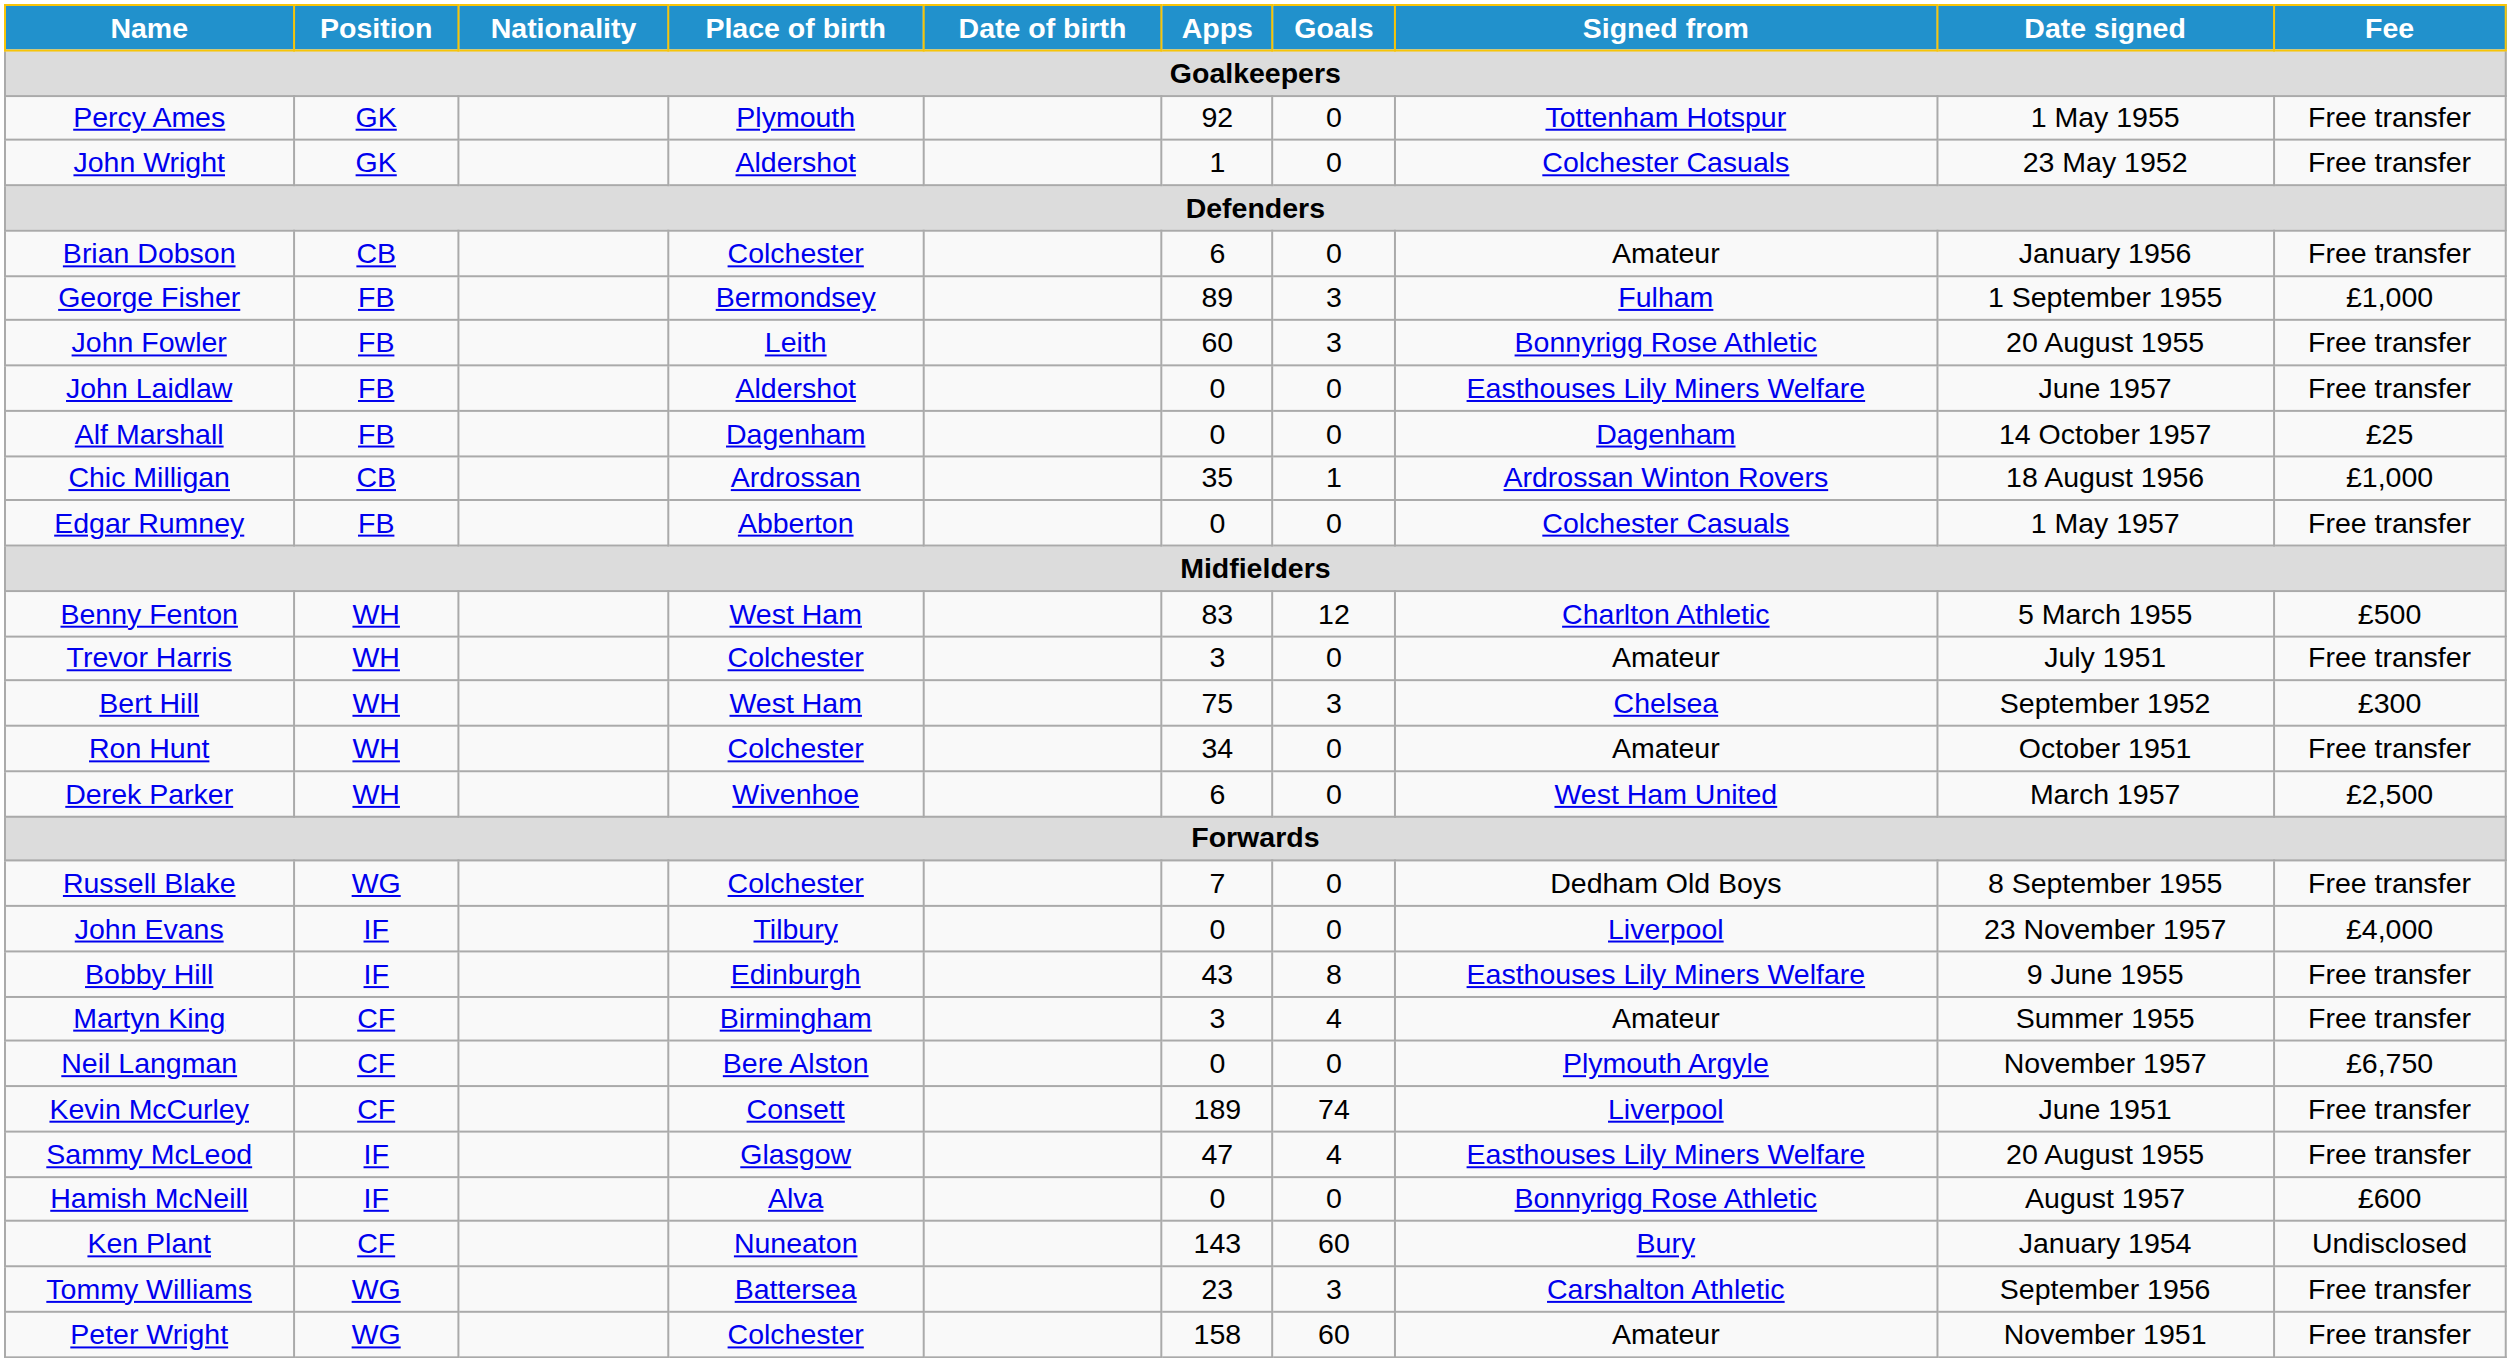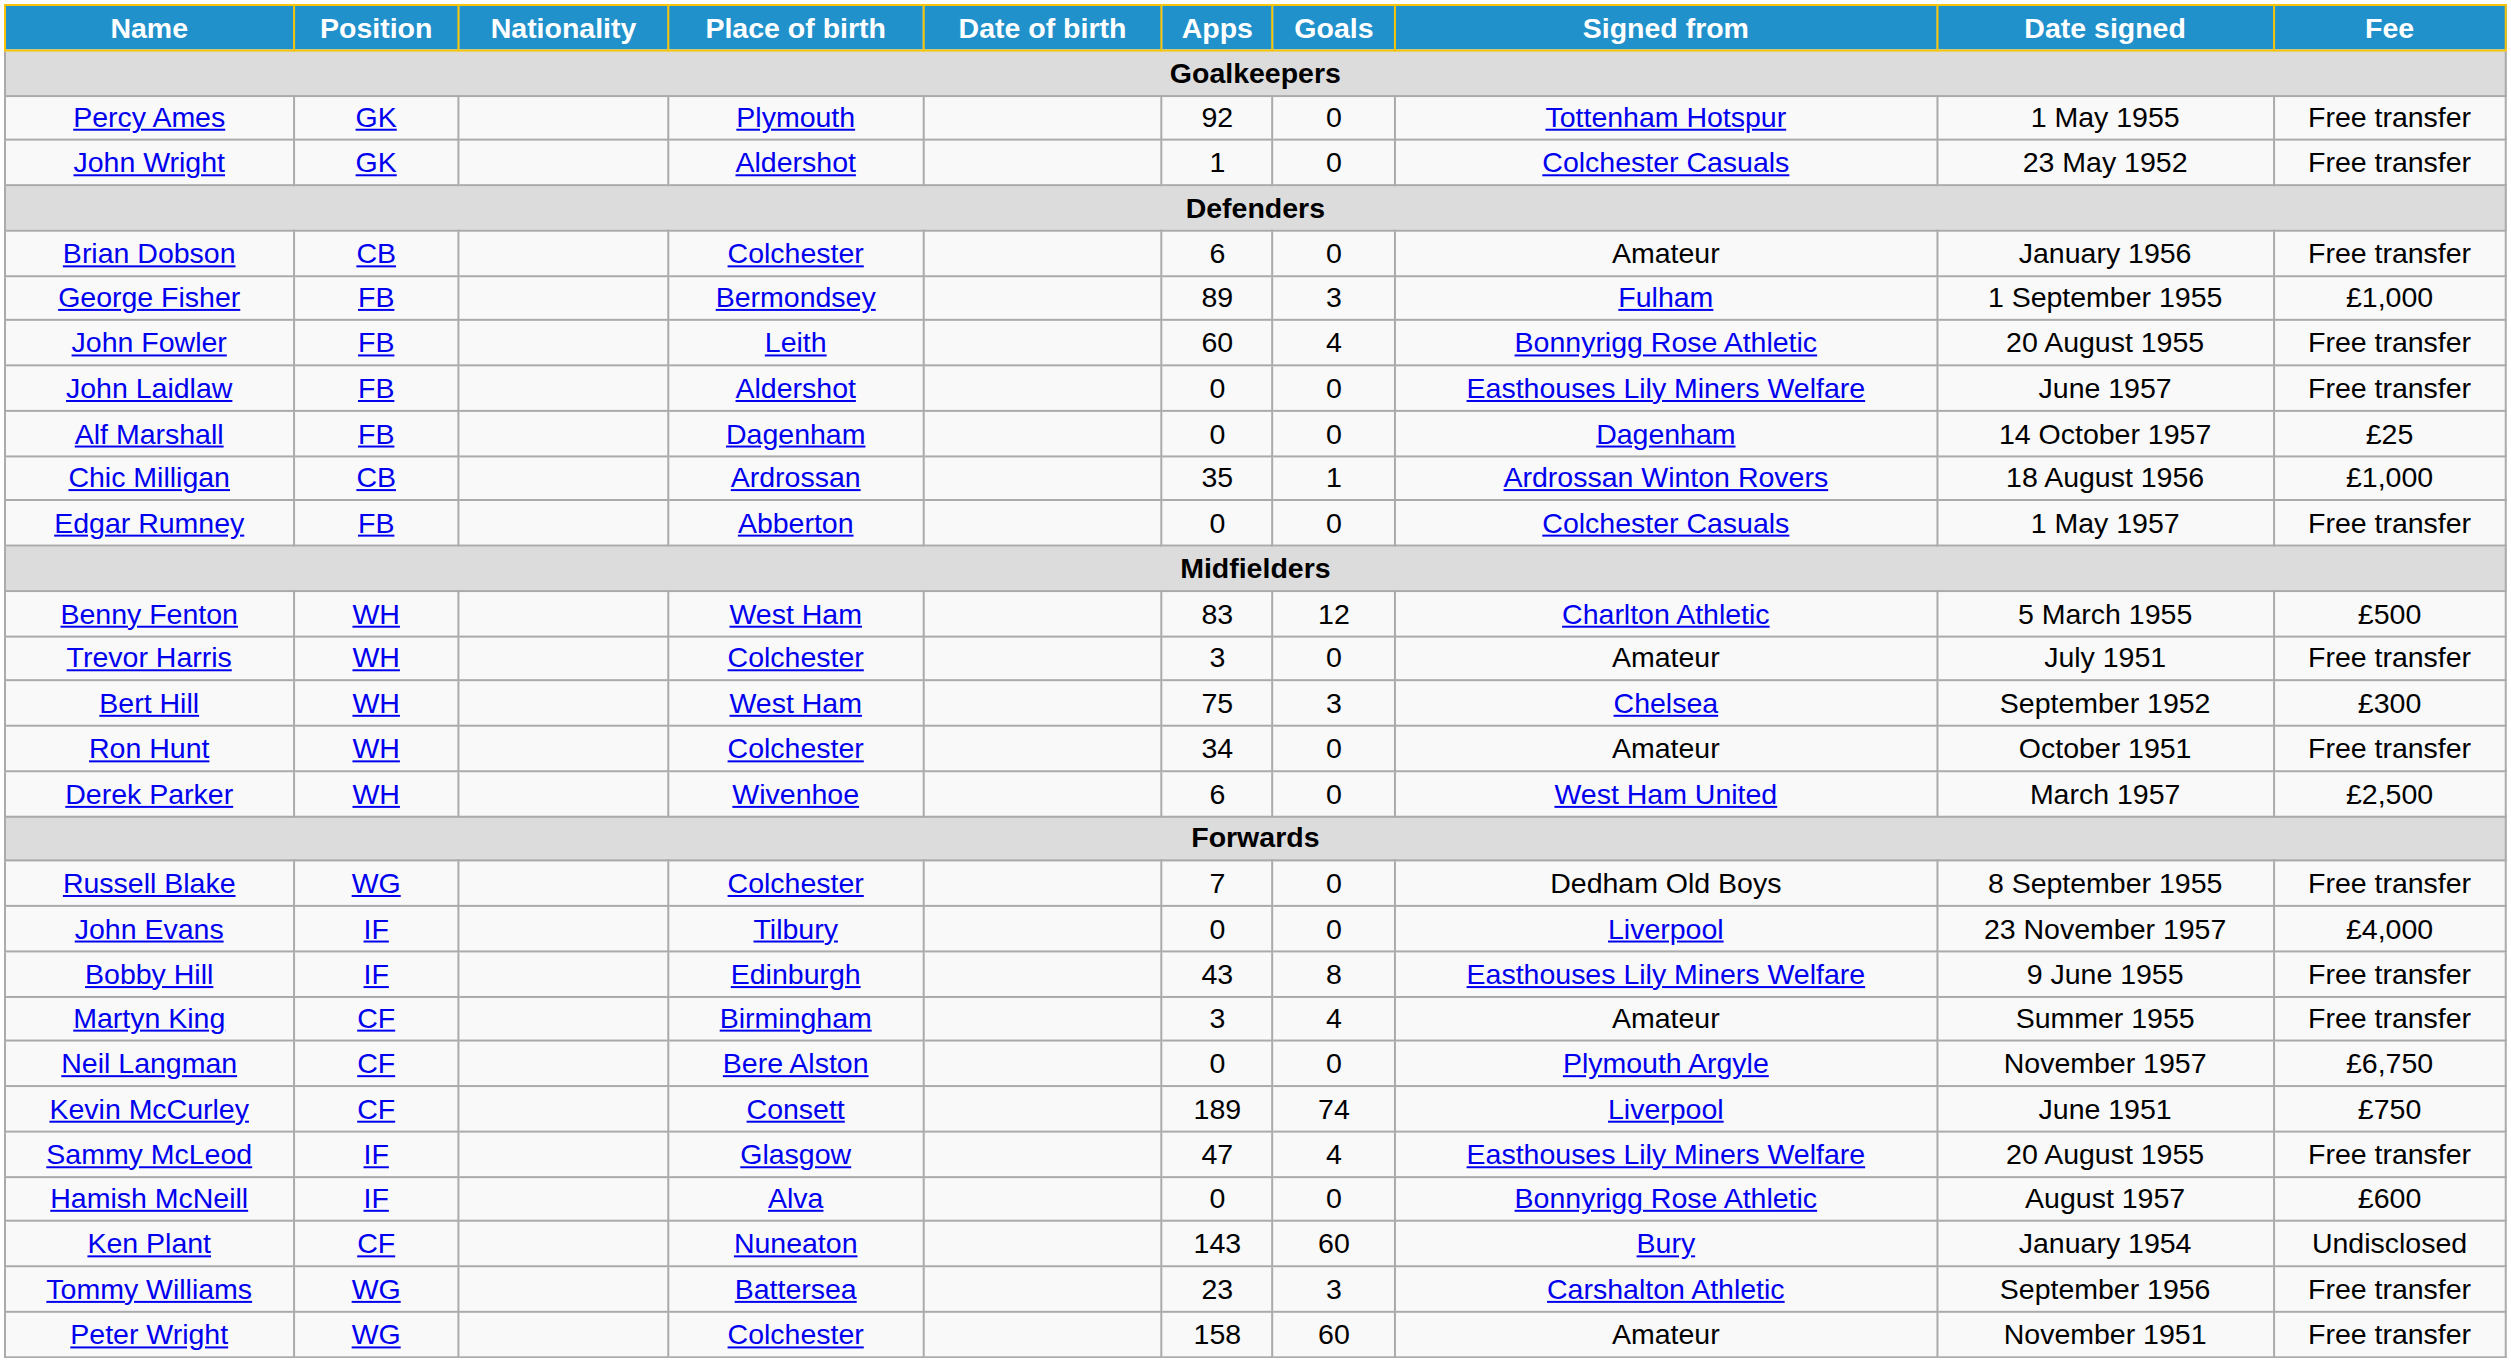(1334, 343) 3 -> (1334, 343) 4
(2390, 1109) Free transfer -> (2390, 1109) £750
